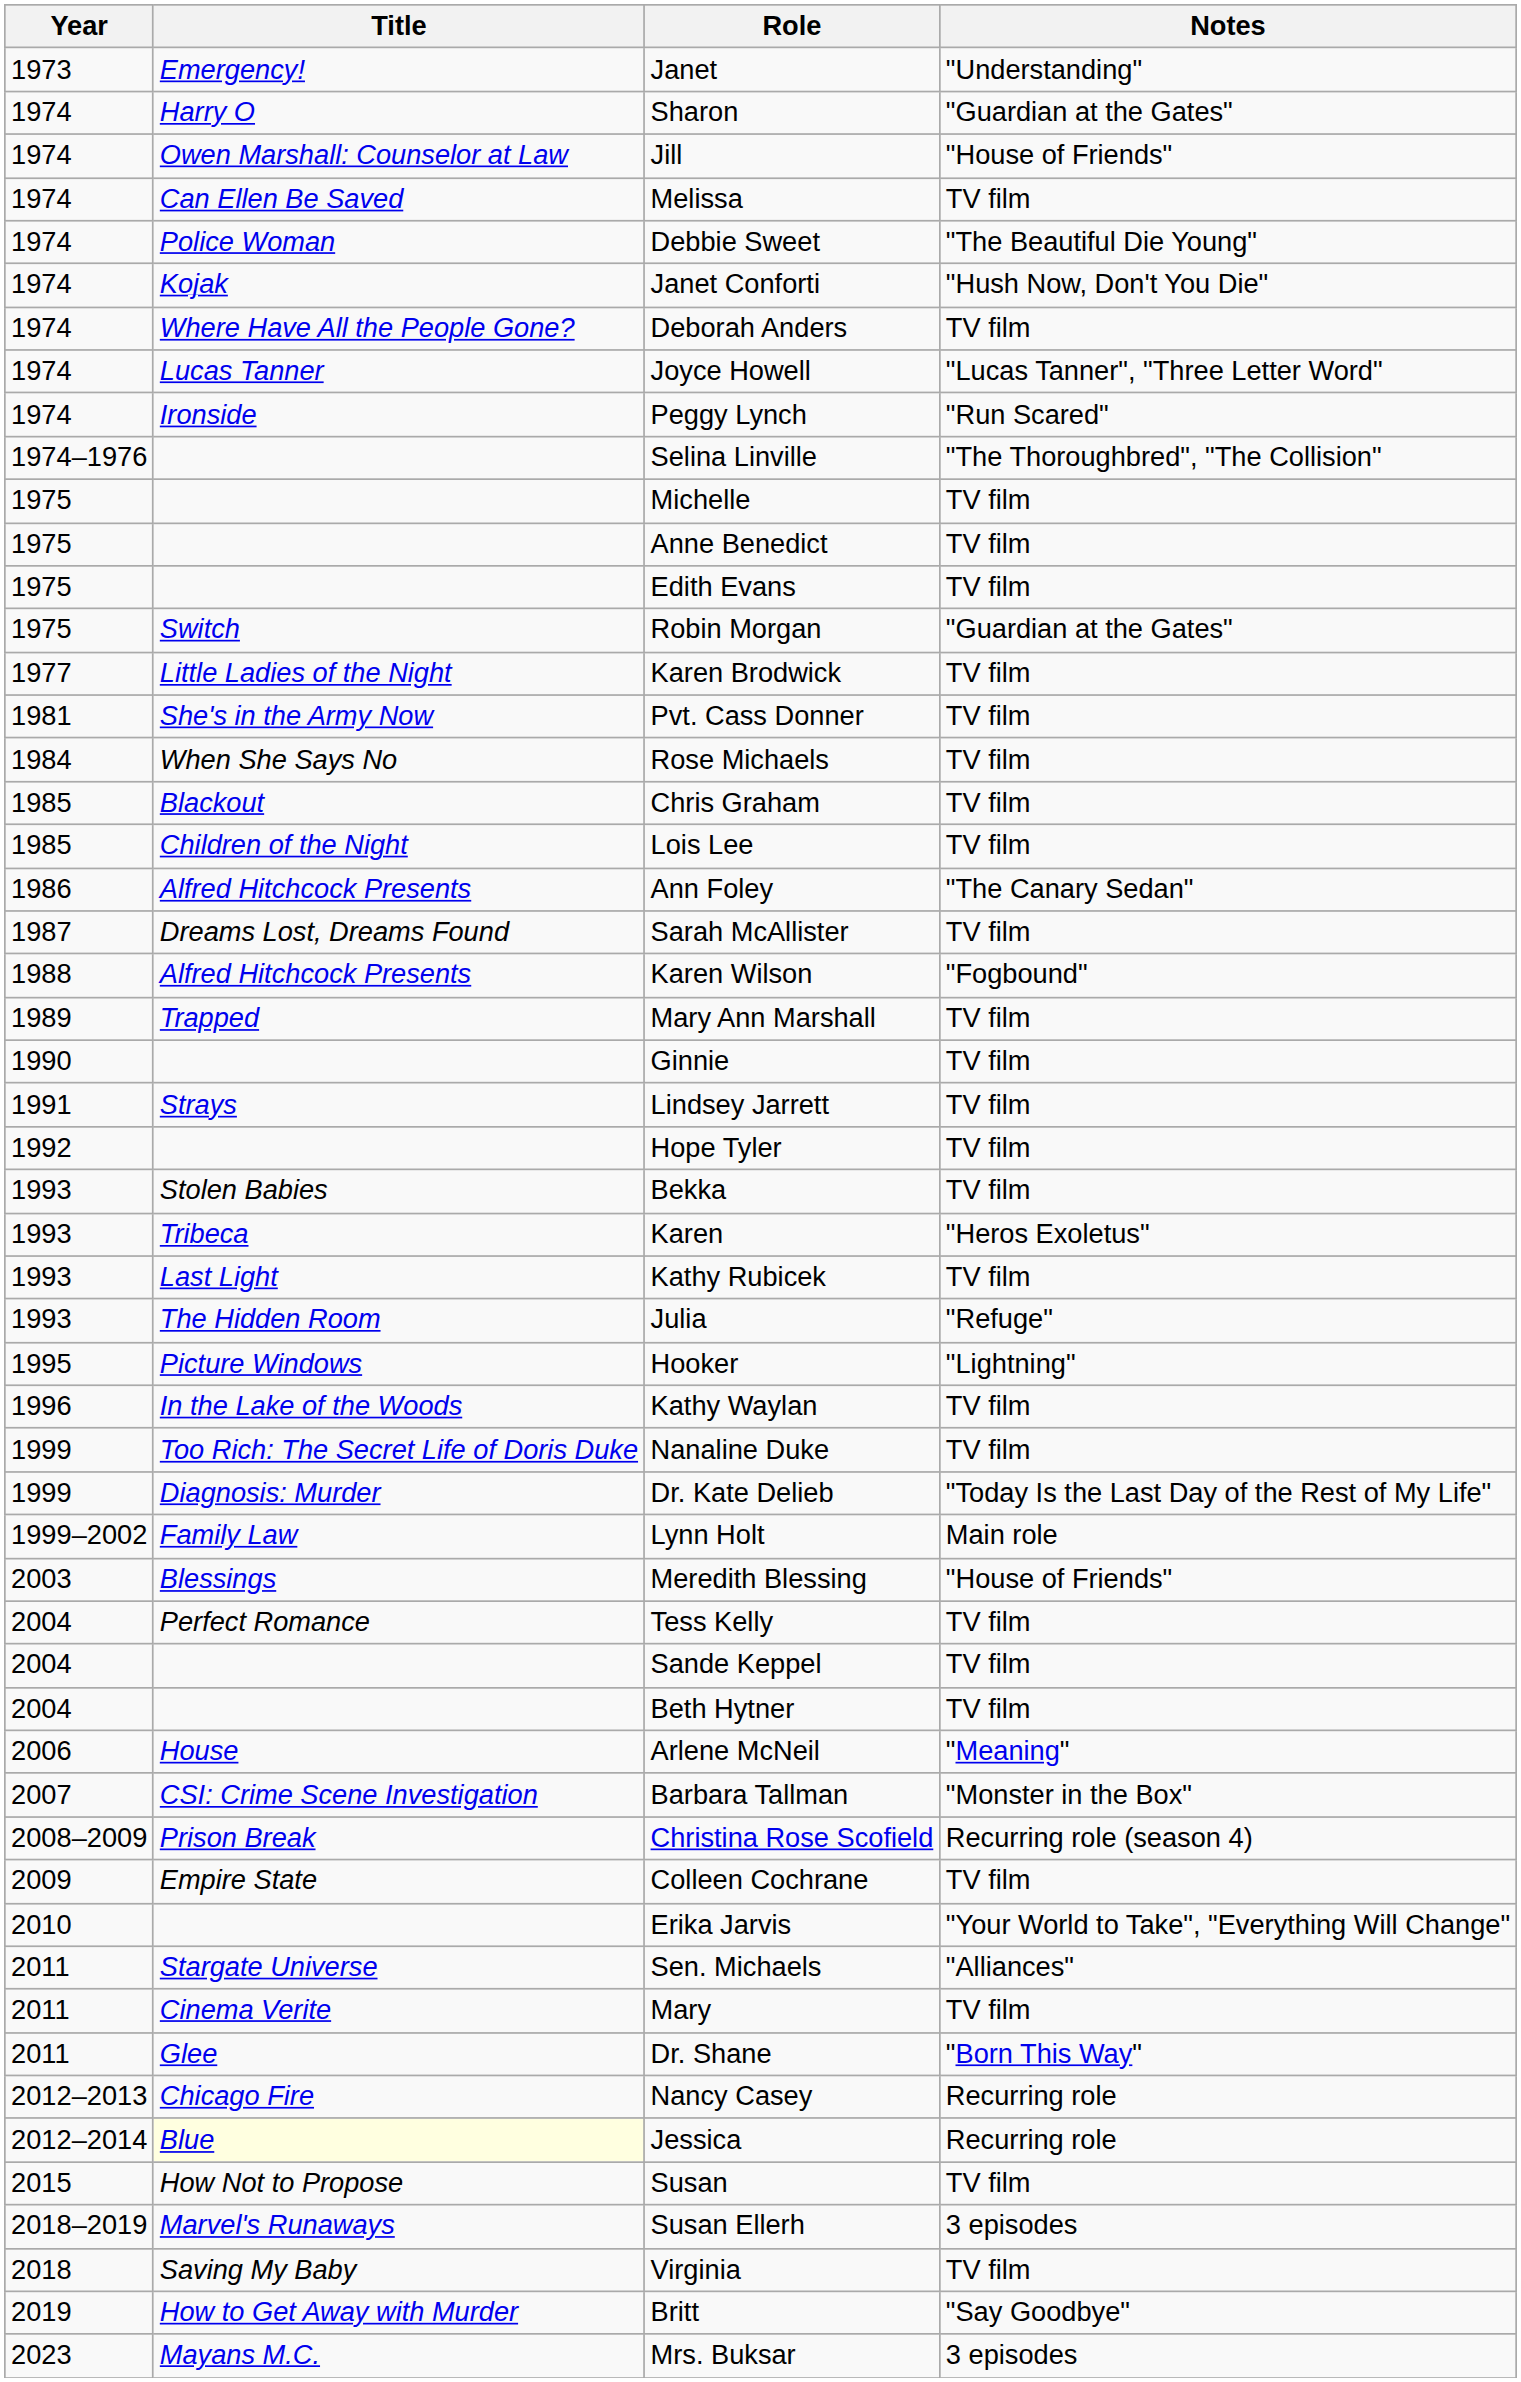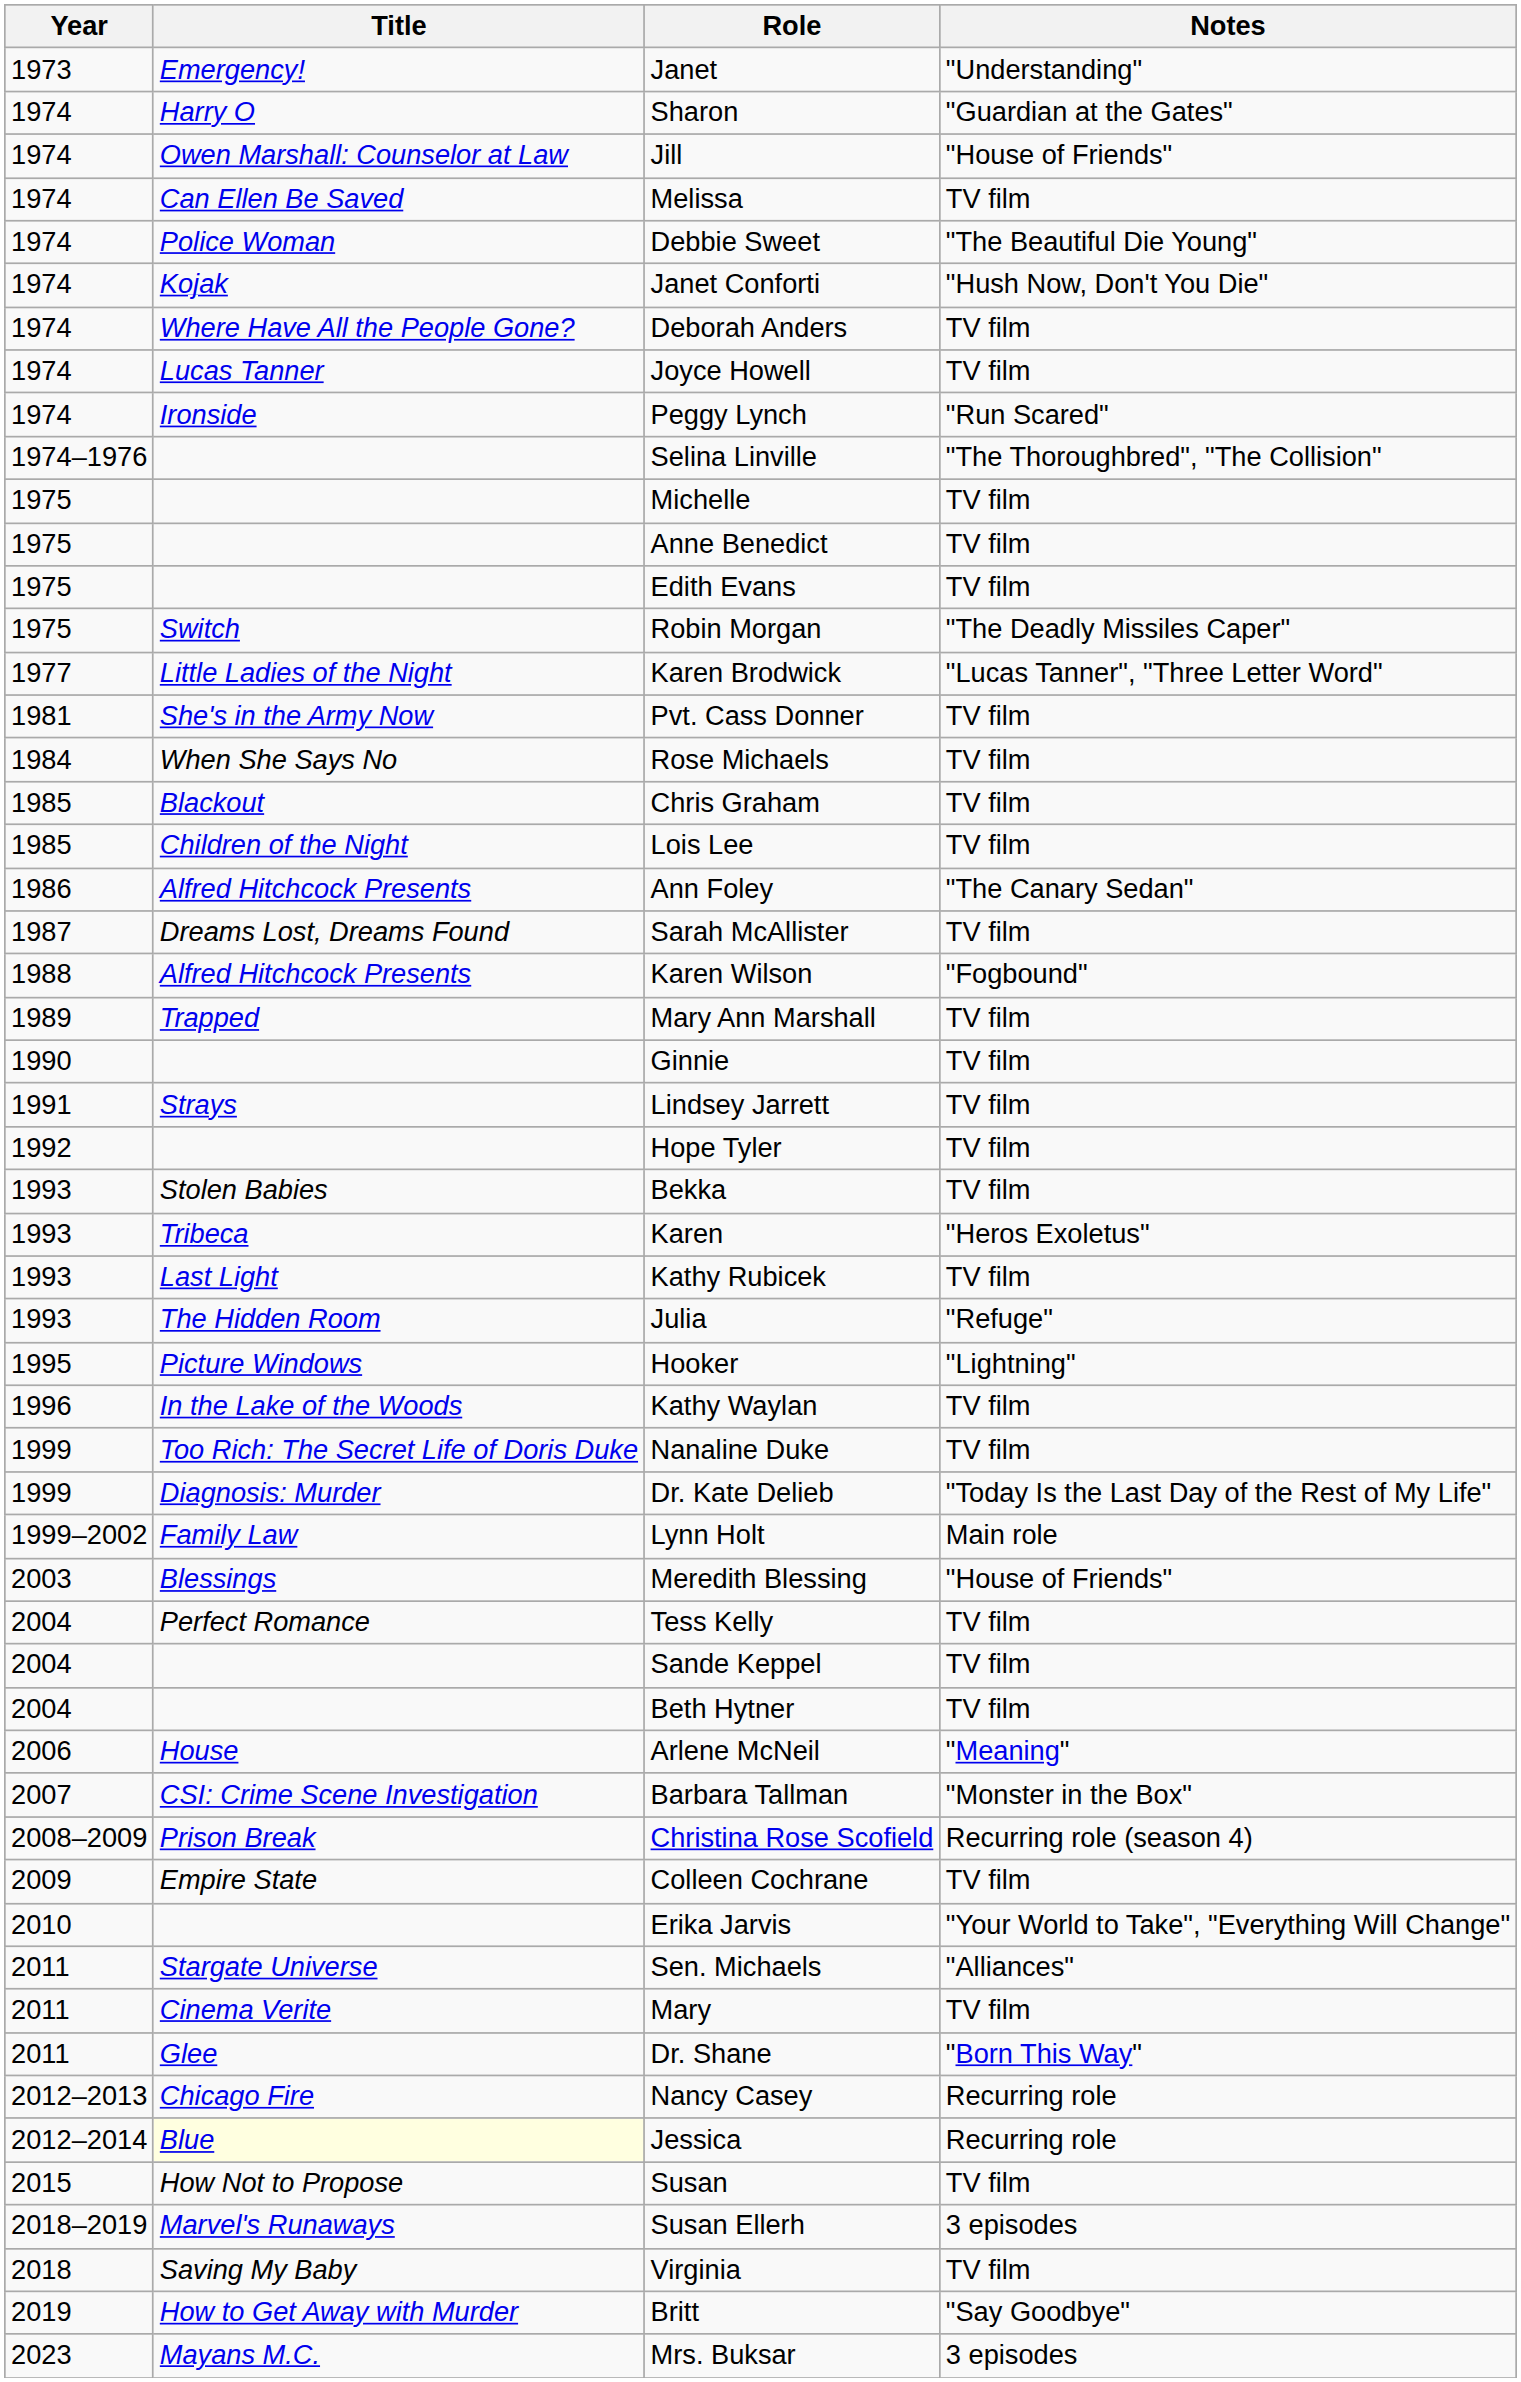(1164, 371) "Lucas Tanner", "Three Letter Word" -> (988, 371) TV film
(1089, 629) "Guardian at the Gates" -> (1118, 629) "The Deadly Missiles Caper"
(988, 673) TV film -> (1164, 673) "Lucas Tanner", "Three Letter Word"
